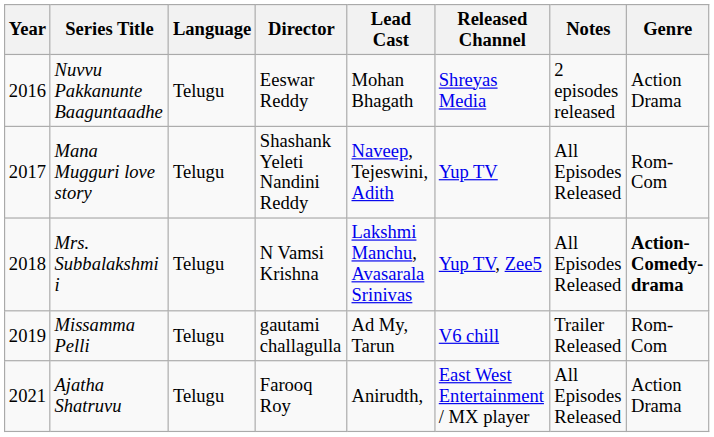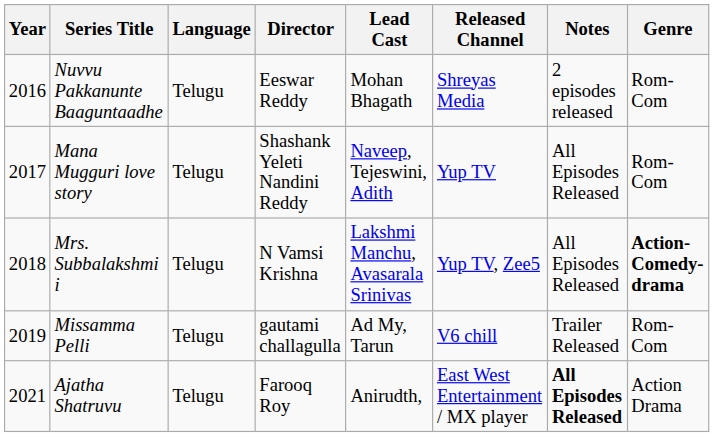(656, 90) Action Drama -> (653, 90) Rom-Com
(588, 396) normal -> (587, 396) bold
